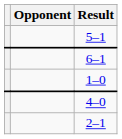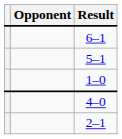rows swapped: (96, 58) <-> (96, 36)
